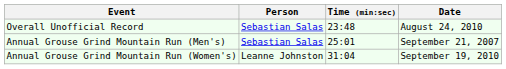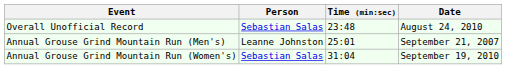(282, 41) Sebastian Salas -> (282, 41) Leanne Johnston
(282, 56) Leanne Johnston -> (282, 56) Sebastian Salas
